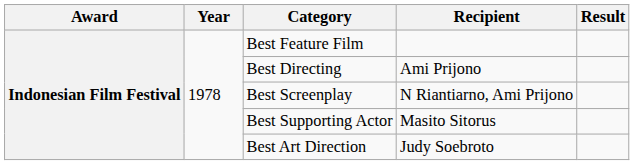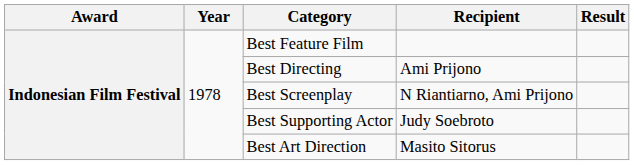(448, 120) Masito Sitorus -> (447, 120) Judy Soebroto
(447, 146) Judy Soebroto -> (448, 146) Masito Sitorus
